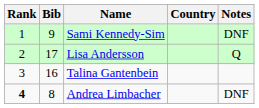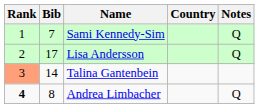(52, 34) 9 -> (52, 34) 7
(236, 34) DNF -> (236, 34) Q
(22, 73) no background -> (22, 73) lightsalmon background
(52, 73) 16 -> (52, 73) 14
(236, 93) DNF -> (236, 93) Q
